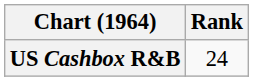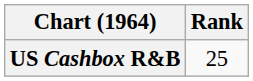(217, 57) 24 -> (217, 57) 25
